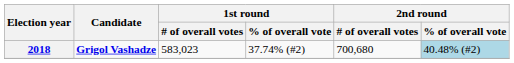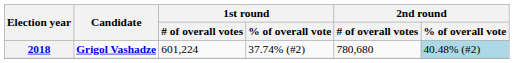(180, 49) 583,023 -> (180, 49) 601,224
(355, 49) 700,680 -> (355, 49) 780,680
